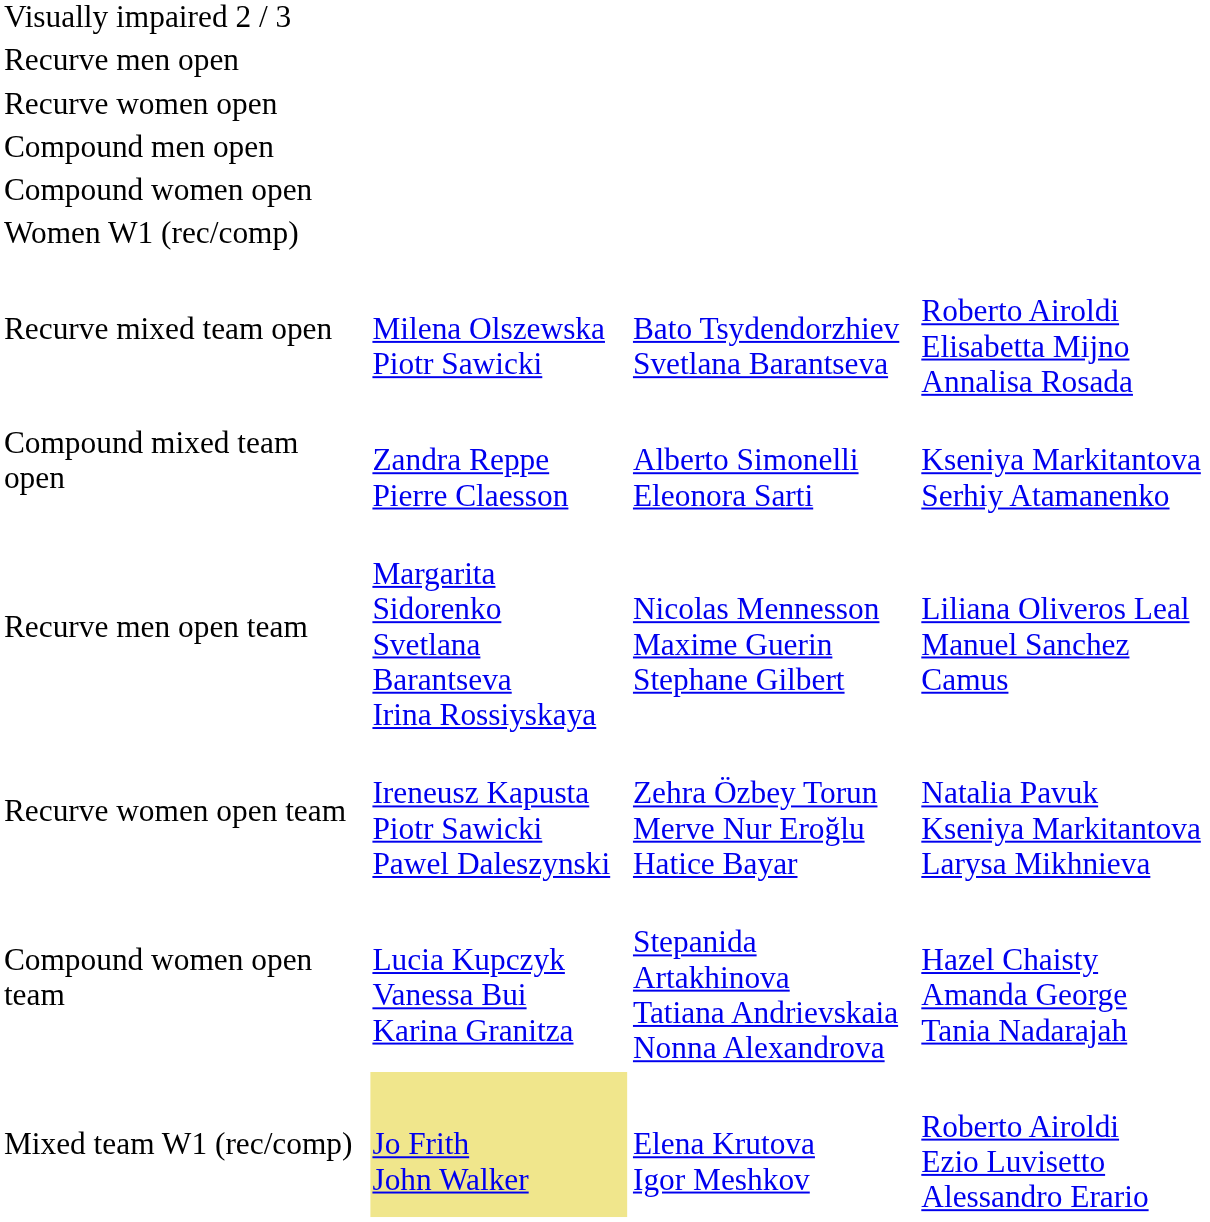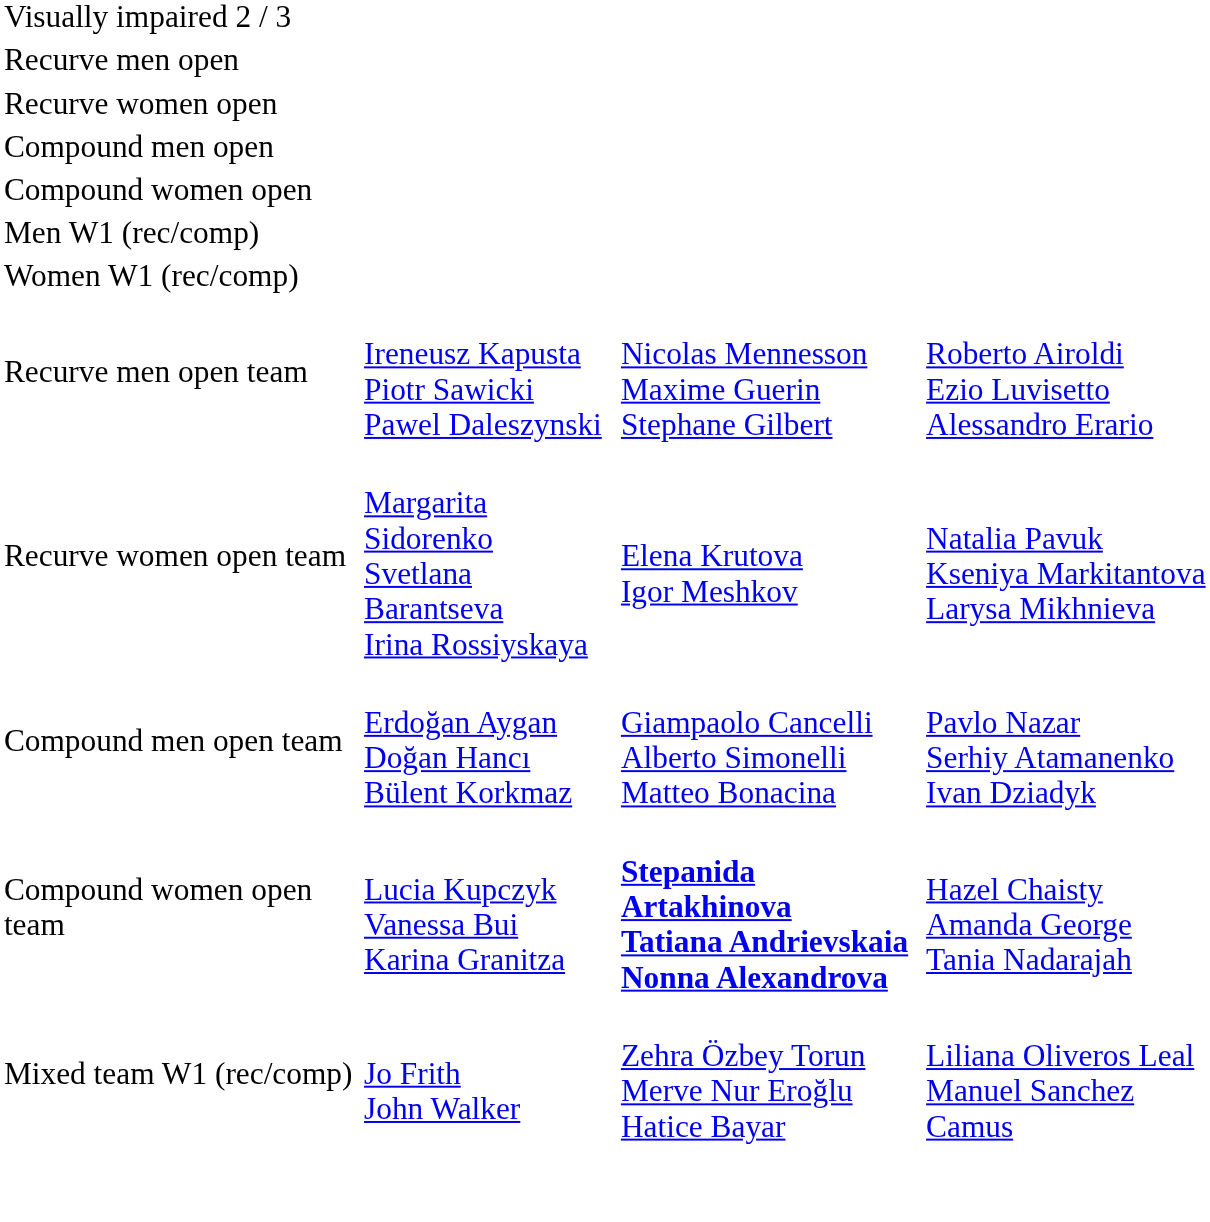+ row: (132, 232)
- row: (168, 328)
- row: (151, 460)
(484, 644) Margarita Sidorenko Svetlana Barantseva Irina Rossiyskaya -> (483, 389) Ireneusz Kapusta Piotr Sawicki Pawel Daleszynski
(1055, 644) Liliana Oliveros Leal Manuel Sanchez Camus -> (1040, 389) Roberto Airoldi Ezio Luvisetto Alessandro Erario
(491, 828) Ireneusz Kapusta Piotr Sawicki Pawel Daleszynski -> (476, 573) Margarita Sidorenko Svetlana Barantseva Irina Rossiyskaya
(755, 828) Zehra Özbey Torun Merve Nur Eroğlu Hatice Bayar -> (712, 573) Elena Krutova Igor Meshkov
+ row: (173, 740)
(766, 995) normal -> (765, 924) bold
(451, 1161) khaki background -> (442, 1091) no background
(724, 1161) Elena Krutova Igor Meshkov -> (743, 1091) Zehra Özbey Torun Merve Nur Eroğlu Hatice Bayar
(1035, 1161) Roberto Airoldi Ezio Luvisetto Alessandro Erario -> (1060, 1091) Liliana Oliveros Leal Manuel Sanchez Camus
